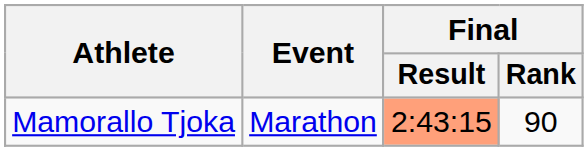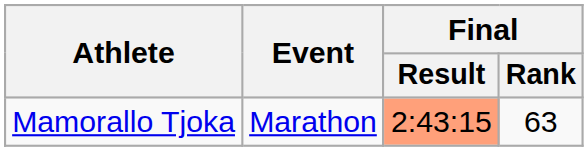(541, 122) 90 -> (541, 122) 63
